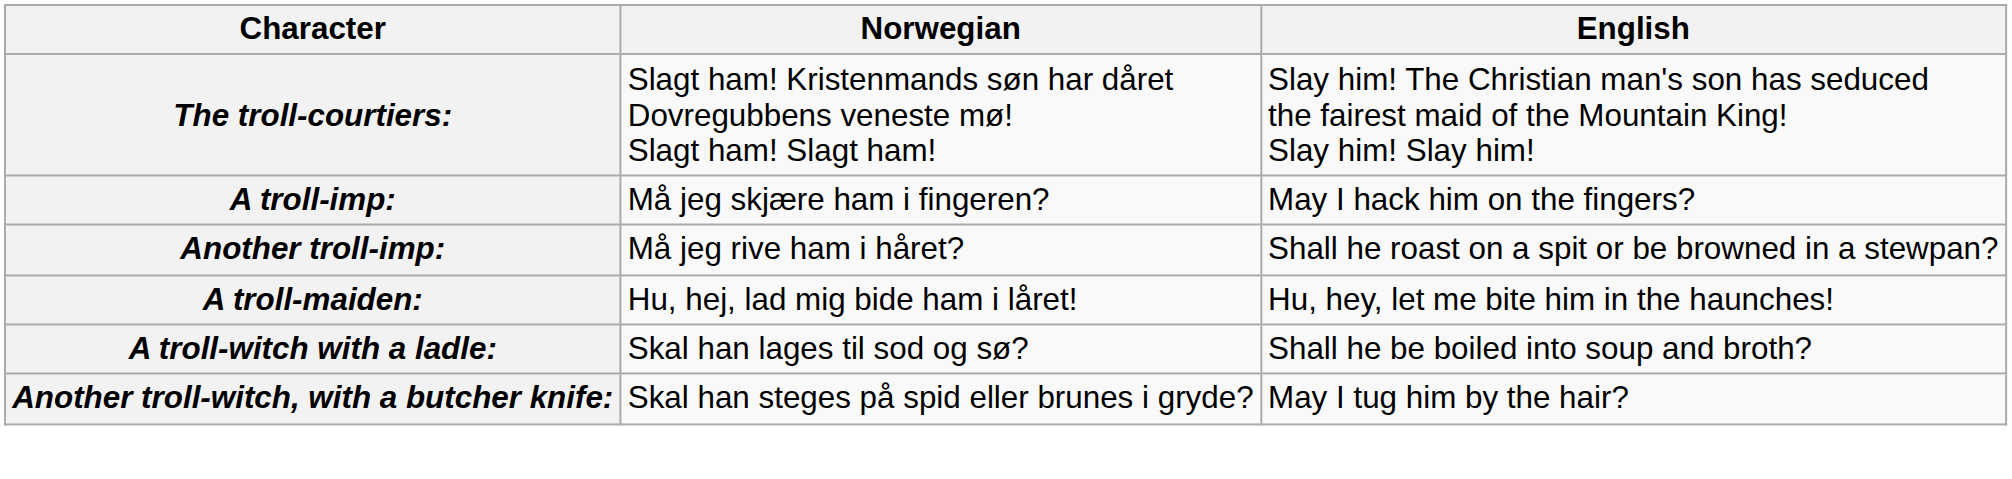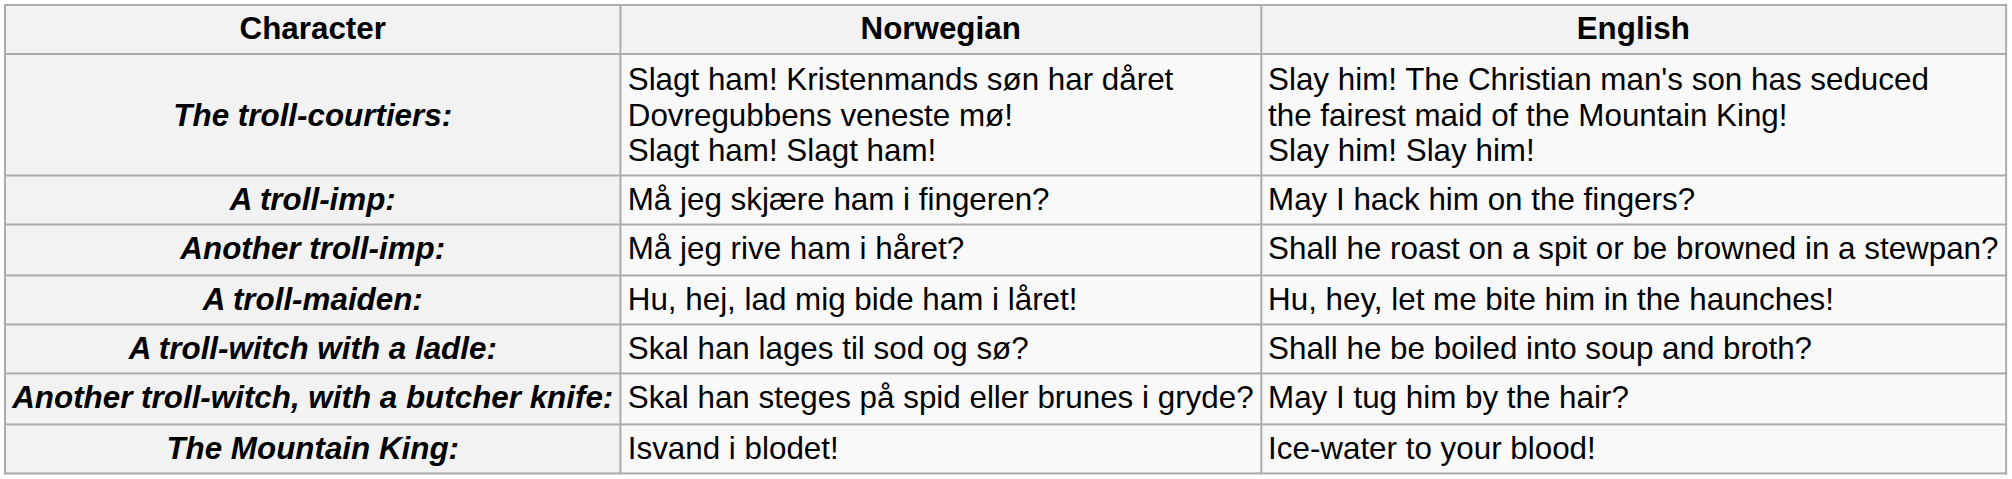+ row: (313, 448)
